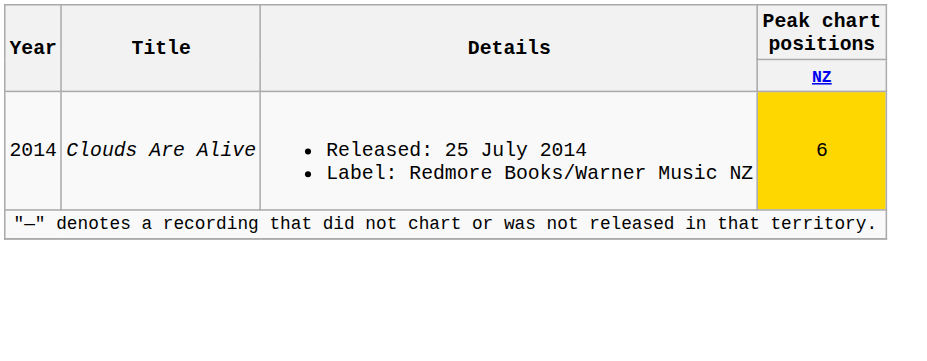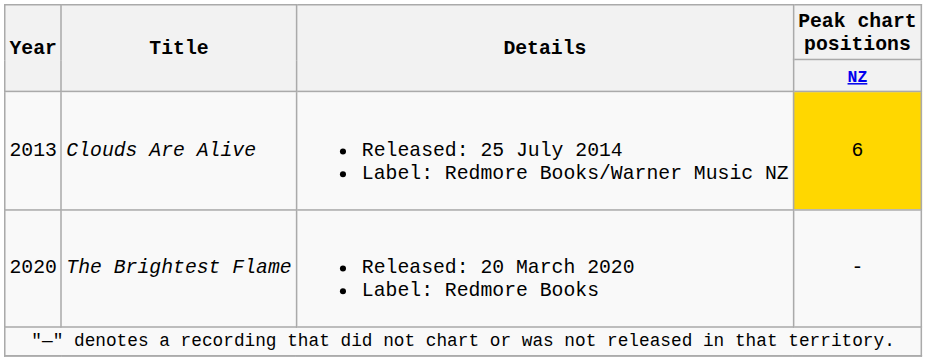(33, 151) 2014 -> (33, 151) 2013
+ row: (179, 268)
